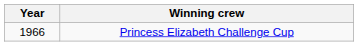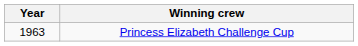(32, 31) 1966 -> (32, 31) 1963
